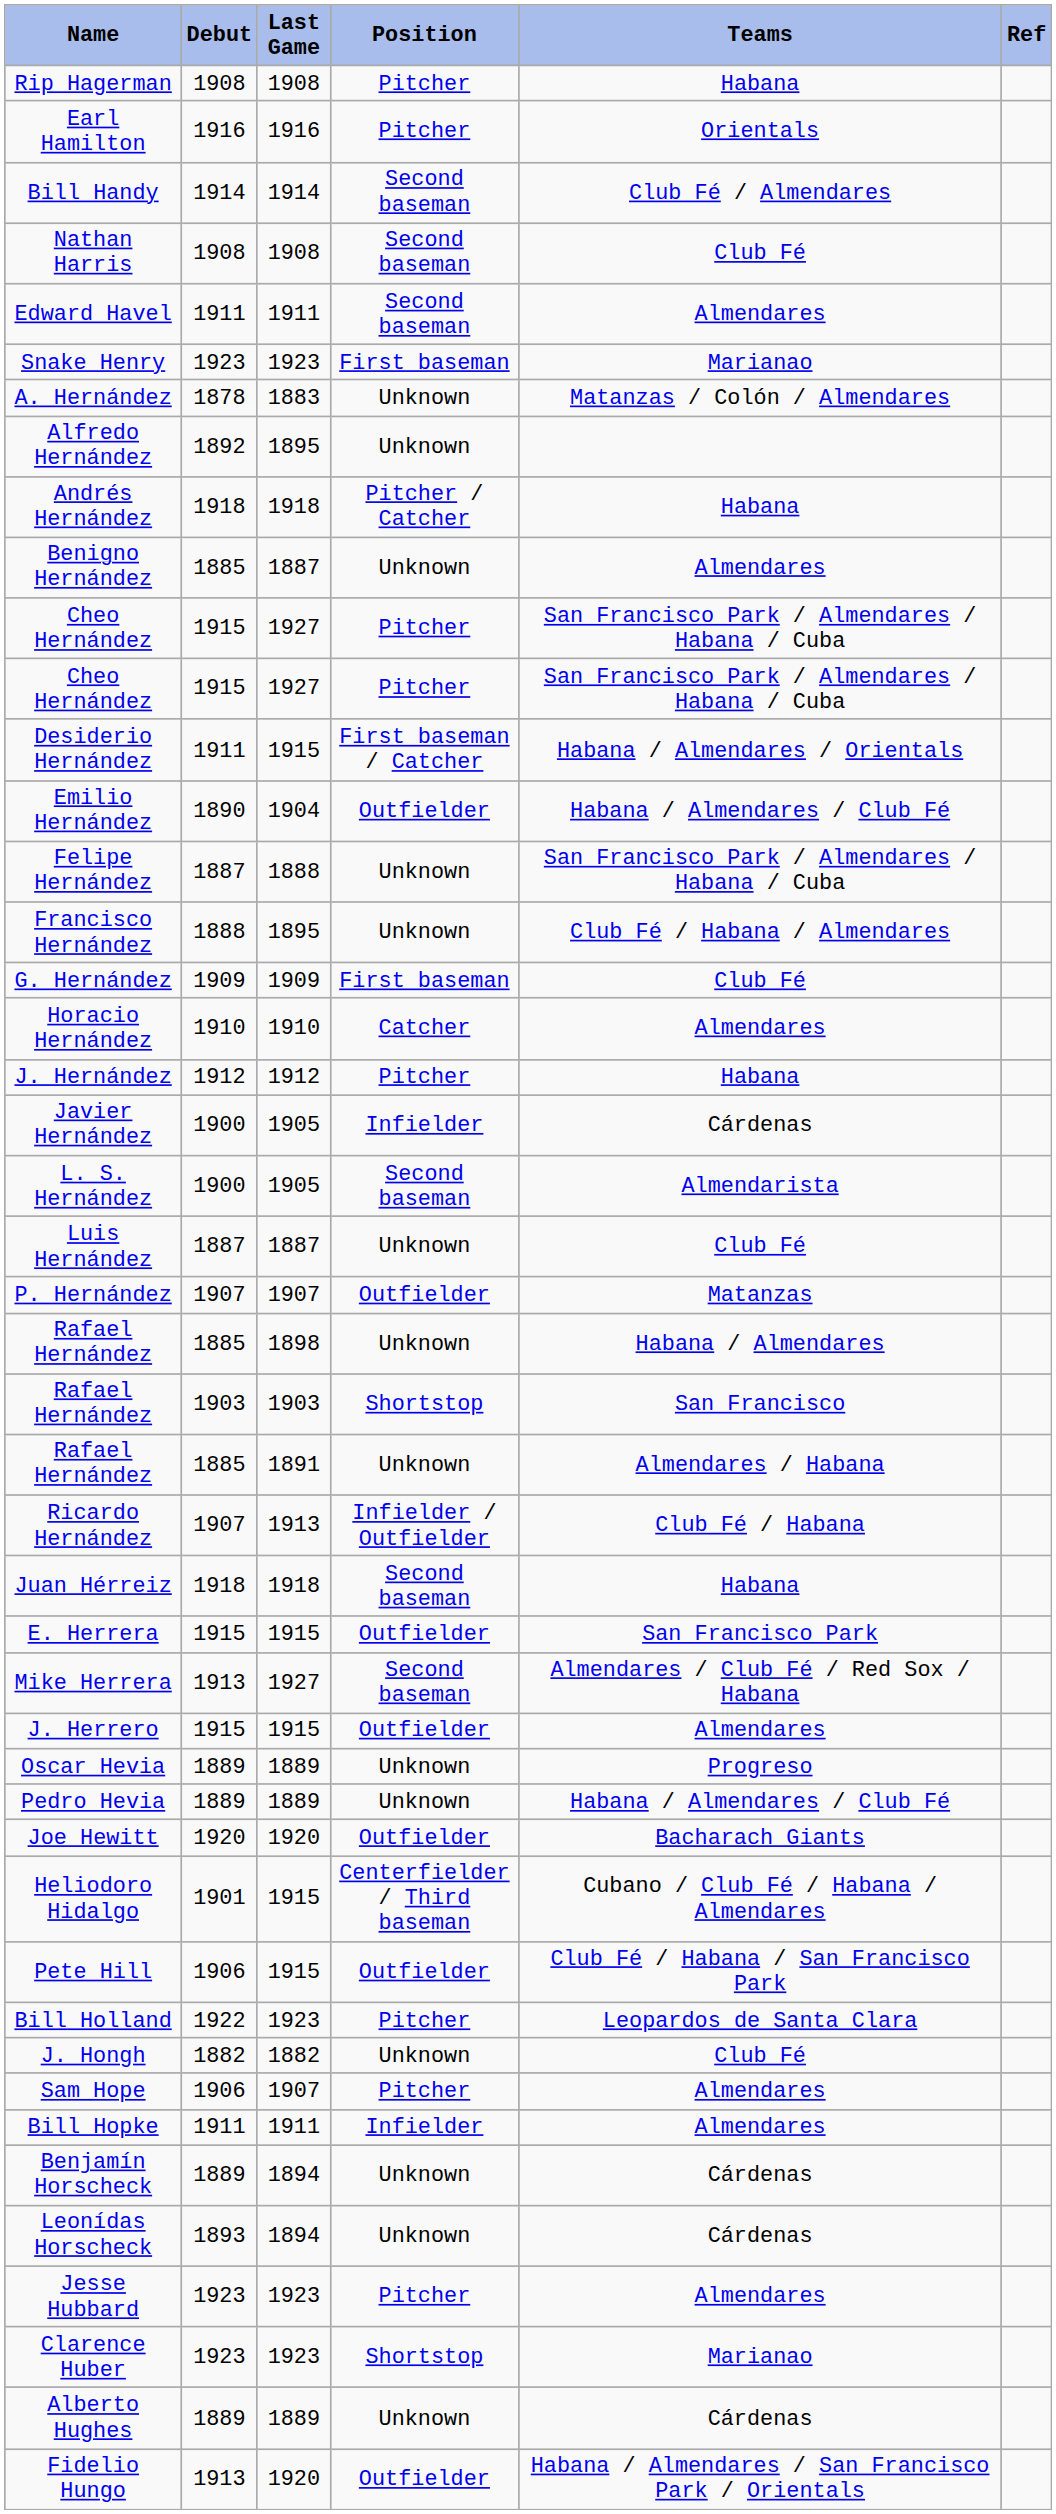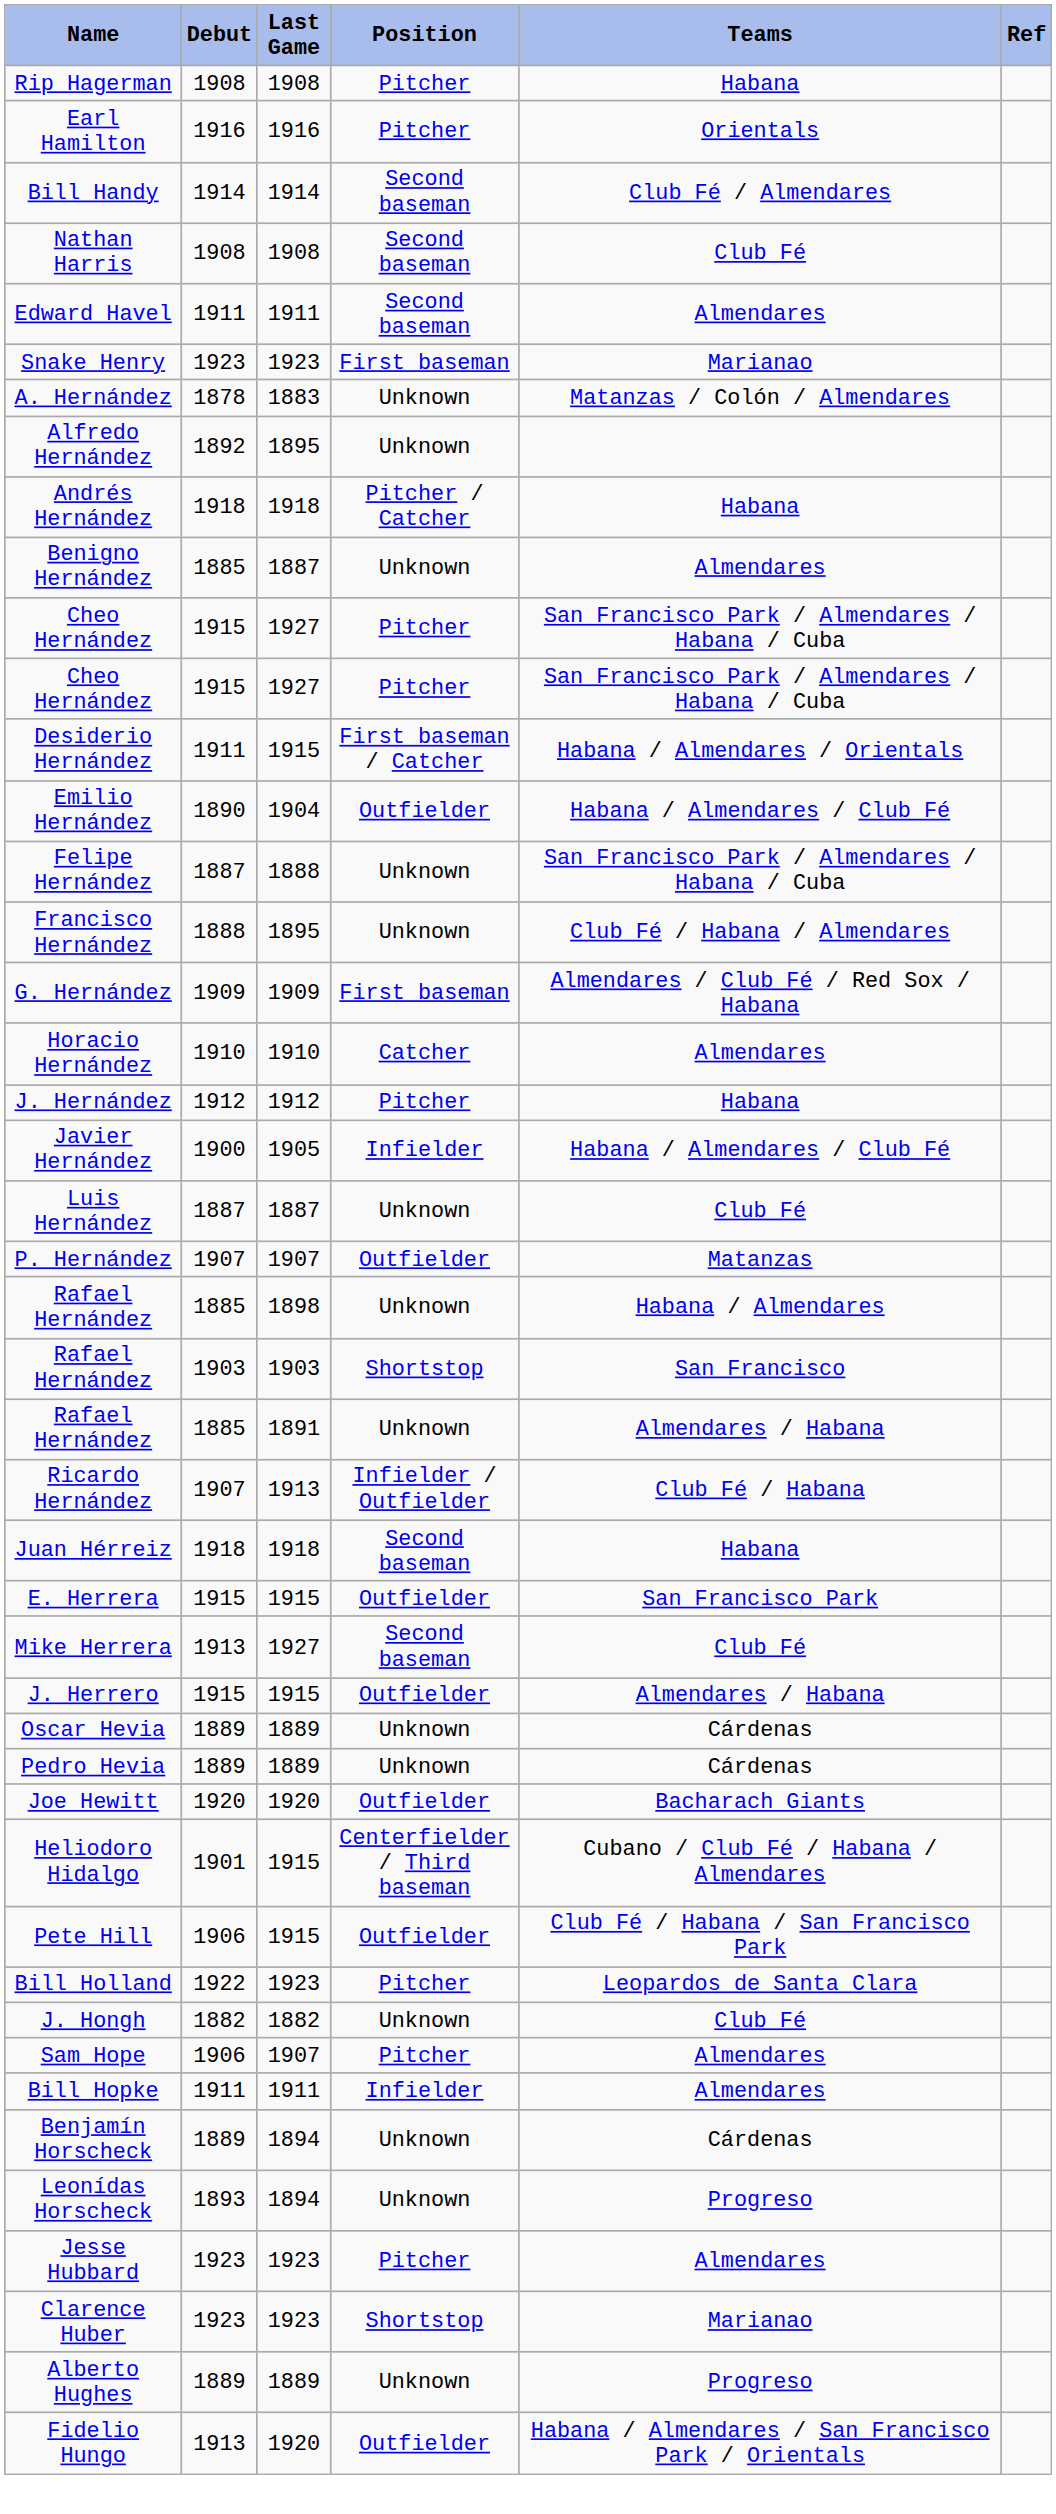(760, 981) Club Fé -> (760, 993) Almendares / Club Fé / Red Sox / Habana
(760, 1125) Cárdenas -> (760, 1150) Habana / Almendares / Club Fé
- row: (93, 1186)
(760, 1683) Almendares / Club Fé / Red Sox / Habana -> (760, 1647) Club Fé
(760, 1731) Almendares -> (760, 1695) Almendares / Habana
(760, 1766) Progreso -> (760, 1731) Cárdenas
(760, 1802) Habana / Almendares / Club Fé -> (760, 1766) Cárdenas
(760, 2236) Cárdenas -> (760, 2200) Progreso
(760, 2418) Cárdenas -> (760, 2383) Progreso
